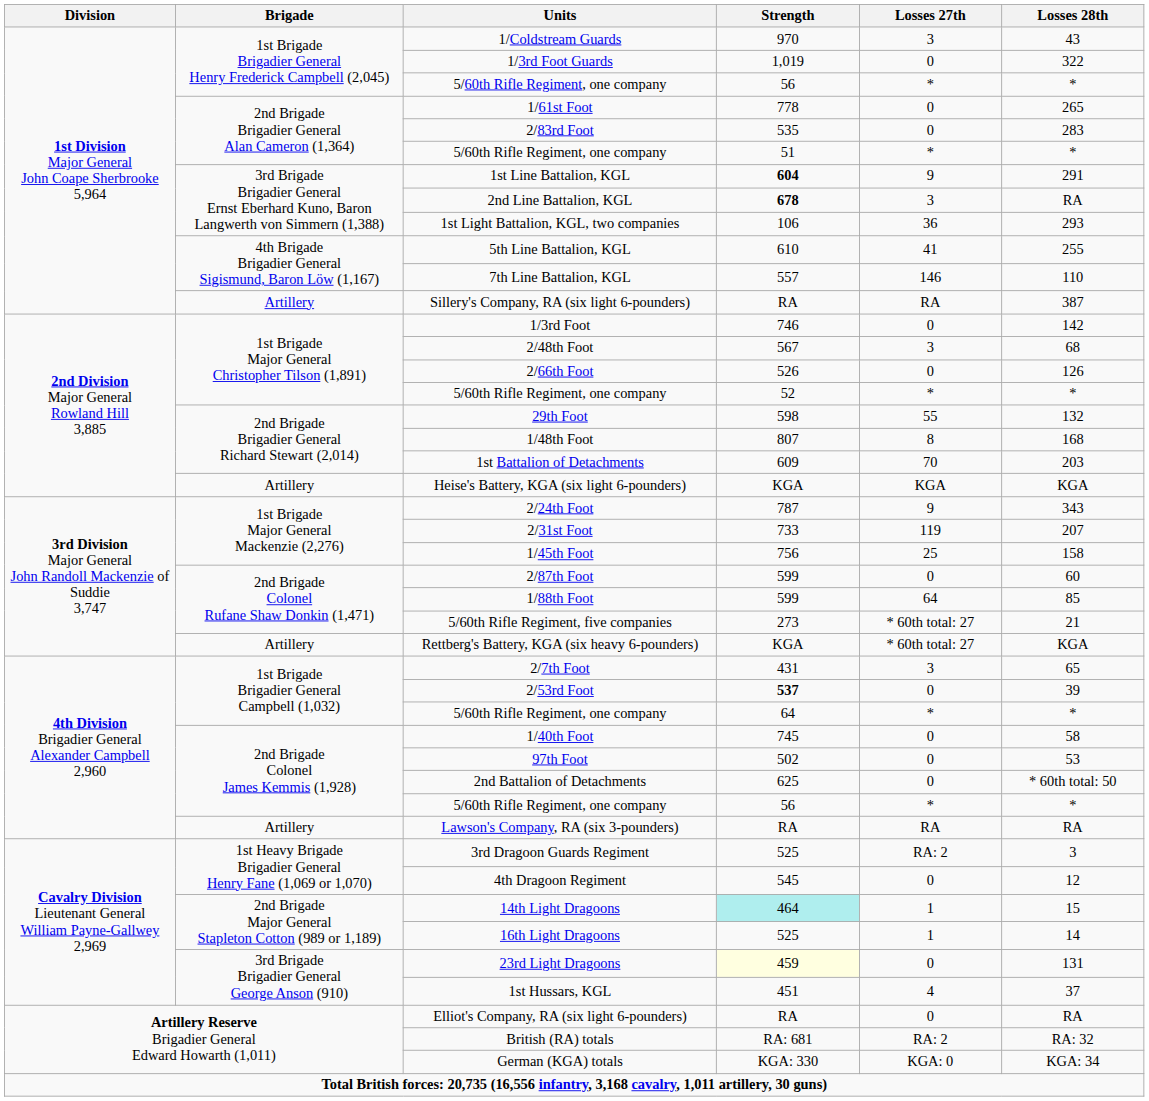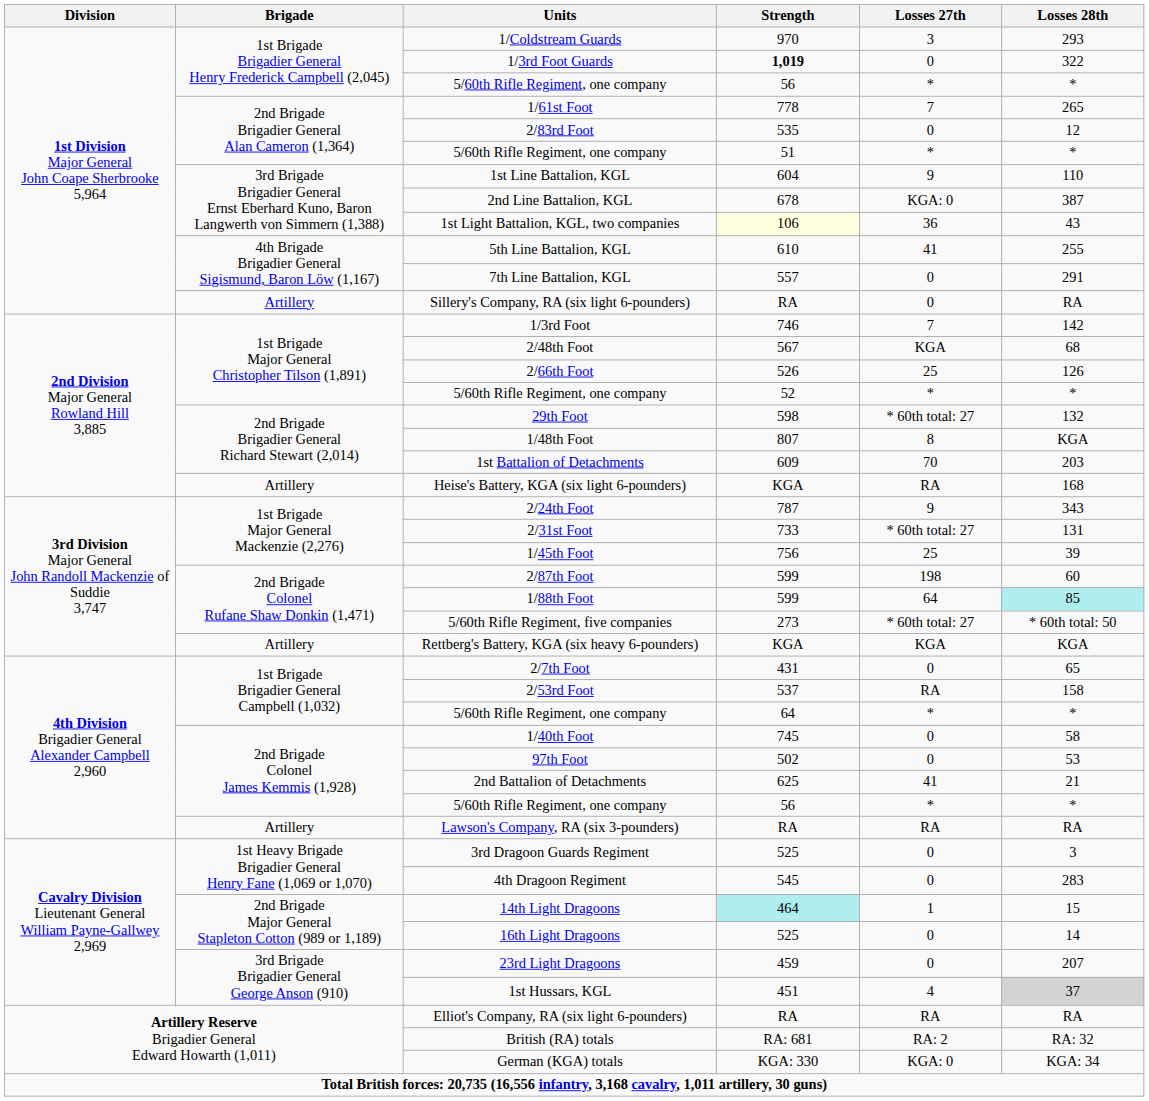(1073, 38) 43 -> (1073, 38) 293
(788, 61) normal -> (788, 61) bold
(930, 107) 0 -> (930, 107) 7
(1073, 130) 283 -> (1073, 130) 12
(788, 176) bold -> (788, 176) normal
(1073, 176) 291 -> (1073, 176) 110
(788, 200) bold -> (788, 200) normal
(930, 200) 3 -> (930, 200) KGA: 0
(1073, 200) RA -> (1073, 200) 387
(788, 223) no background -> (788, 223) lightyellow background
(1073, 223) 293 -> (1073, 223) 43
(930, 277) 146 -> (930, 277) 0
(1073, 277) 110 -> (1073, 277) 291
(930, 302) RA -> (930, 302) 0
(1073, 302) 387 -> (1073, 302) RA
(930, 325) 0 -> (930, 325) 7
(930, 348) 3 -> (930, 348) KGA
(930, 370) 0 -> (930, 370) 25
(930, 416) 55 -> (930, 416) * 60th total: 27
(1073, 439) 168 -> (1073, 439) KGA
(930, 485) KGA -> (930, 485) RA
(1073, 485) KGA -> (1073, 485) 168
(930, 530) 119 -> (930, 530) * 60th total: 27
(1073, 530) 207 -> (1073, 530) 131
(1073, 553) 158 -> (1073, 553) 39
(930, 576) 0 -> (930, 576) 198
(1073, 599) no background -> (1073, 599) paleturquoise background
(1073, 622) 21 -> (1073, 622) * 60th total: 50
(930, 645) * 60th total: 27 -> (930, 645) KGA
(930, 667) 3 -> (930, 667) 0
(788, 690) bold -> (788, 690) normal
(930, 690) 0 -> (930, 690) RA
(1073, 690) 39 -> (1073, 690) 158
(930, 782) 0 -> (930, 782) 41
(1073, 782) * 60th total: 50 -> (1073, 782) 21
(930, 852) RA: 2 -> (930, 852) 0
(1073, 880) 12 -> (1073, 880) 283
(930, 935) 1 -> (930, 935) 0
(788, 963) lightyellow background -> (788, 963) no background
(1073, 963) 131 -> (1073, 963) 207
(1073, 991) no background -> (1073, 991) lightgrey background
(930, 1016) 0 -> (930, 1016) RA
